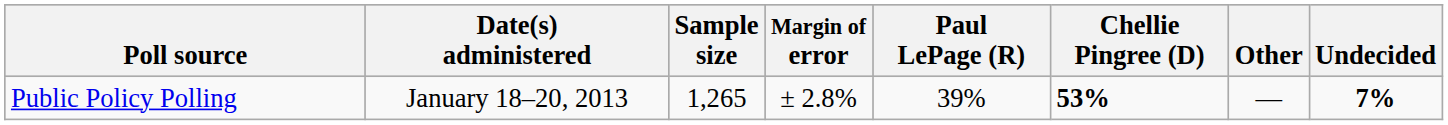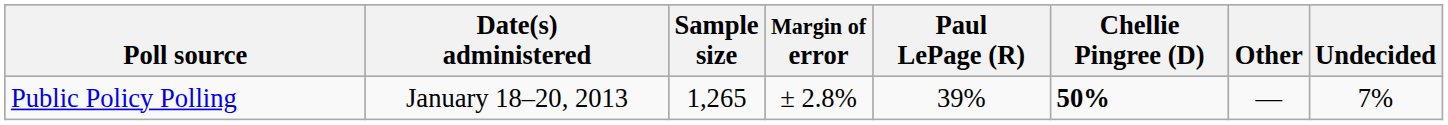(1083, 97) 53% -> (1083, 97) 50%
(1375, 97) bold -> (1375, 97) normal
